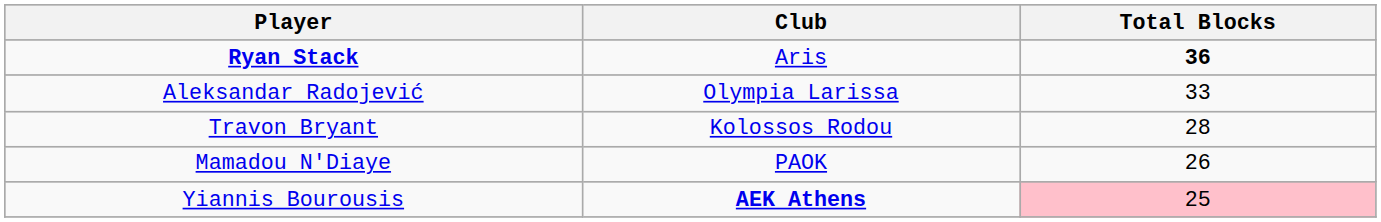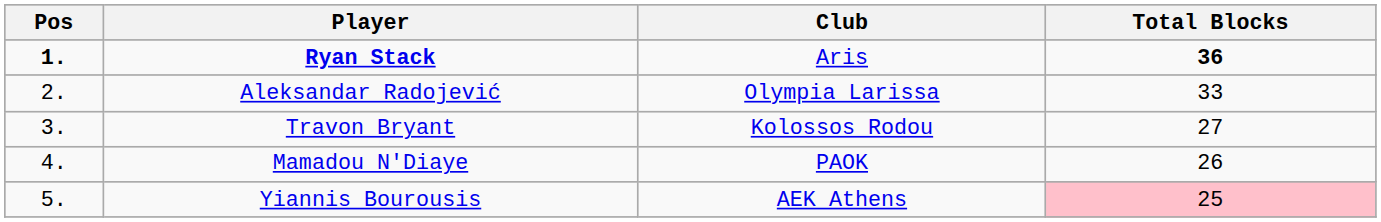+ column: (54, 23)
(1198, 129) 28 -> (1210, 129) 27
(801, 199) bold -> (842, 199) normal
